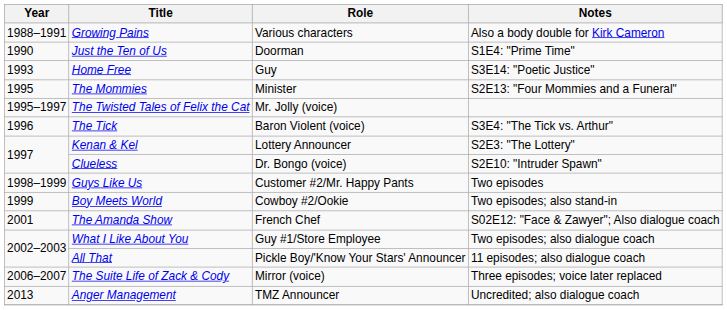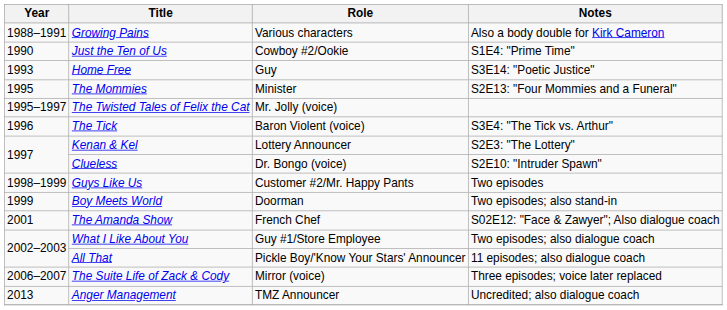(279, 51) Doorman -> (302, 51) Cowboy #2/Ookie
(302, 201) Cowboy #2/Ookie -> (279, 201) Doorman
